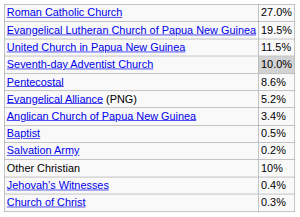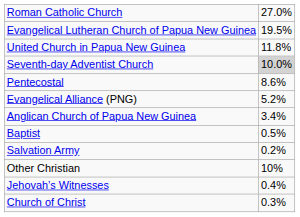(276, 47) 11.5% -> (276, 47) 11.8%
